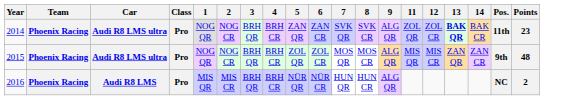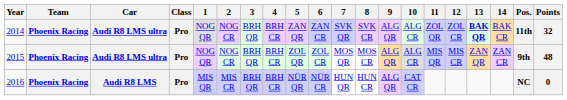+ column: (413, 12)
(525, 32) 23 -> (548, 32) 32
(525, 82) 2 -> (548, 82) 0
